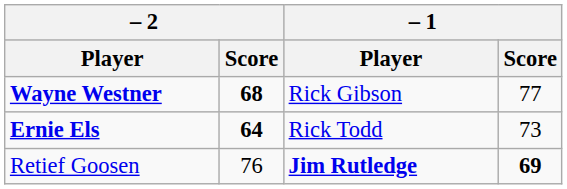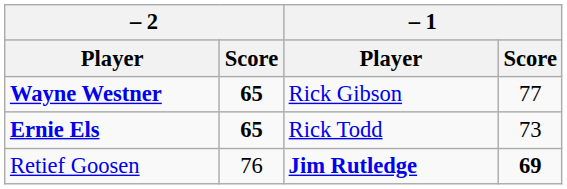(251, 93) 68 -> (251, 93) 65
(251, 129) 64 -> (251, 129) 65
